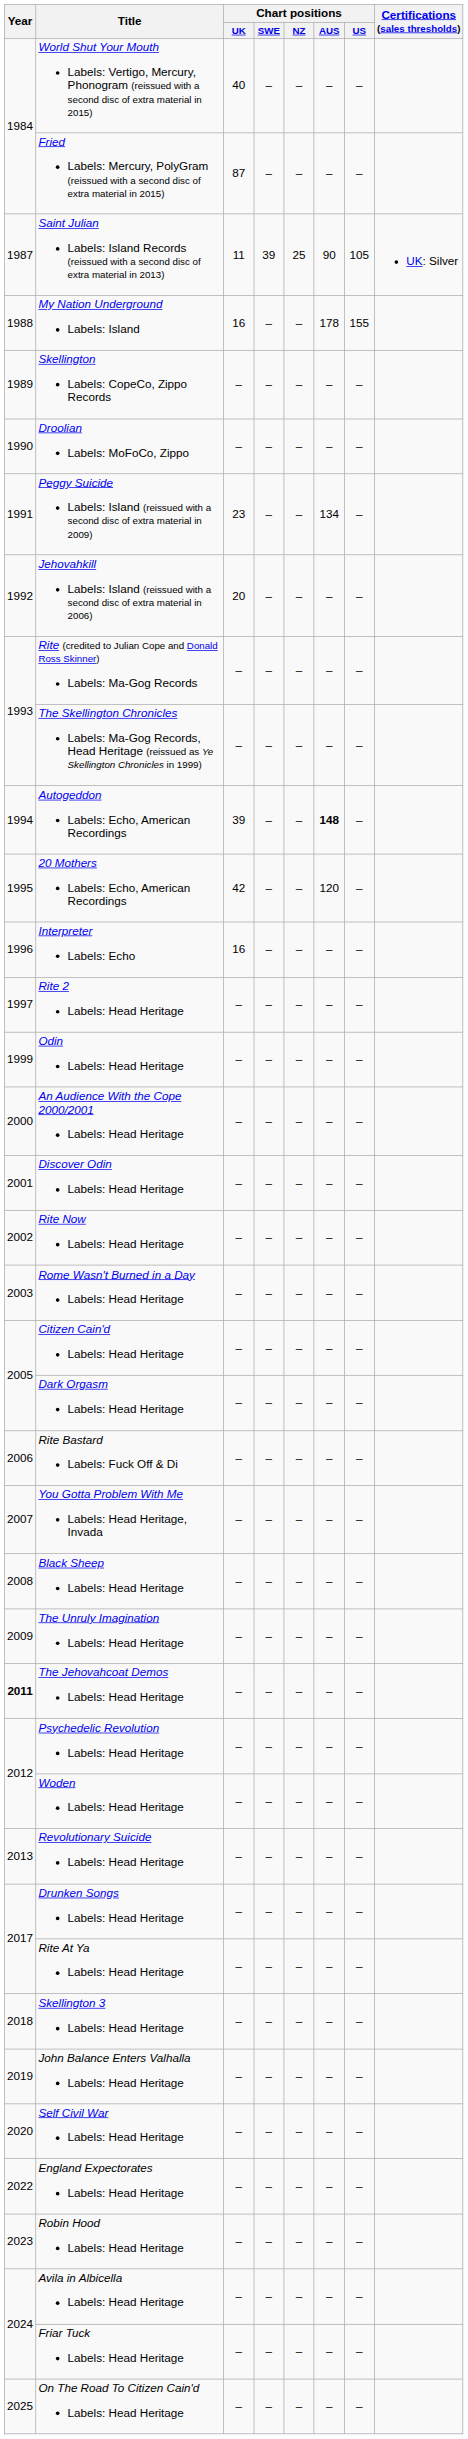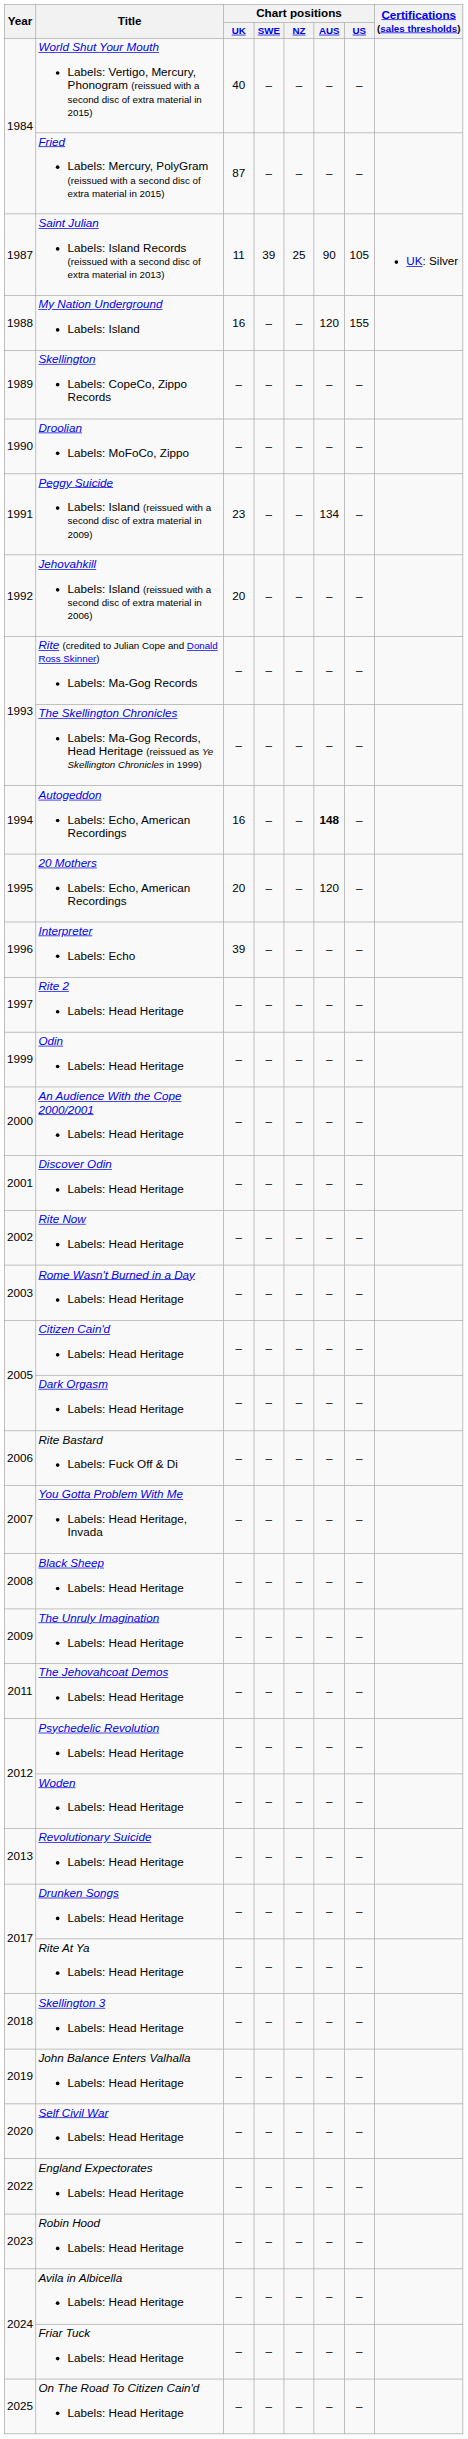(329, 323) 178 -> (329, 323) 120
(239, 820) 39 -> (239, 820) 16
(239, 888) 42 -> (239, 888) 20
(239, 949) 16 -> (239, 949) 39
(20, 1691) bold -> (20, 1691) normal
